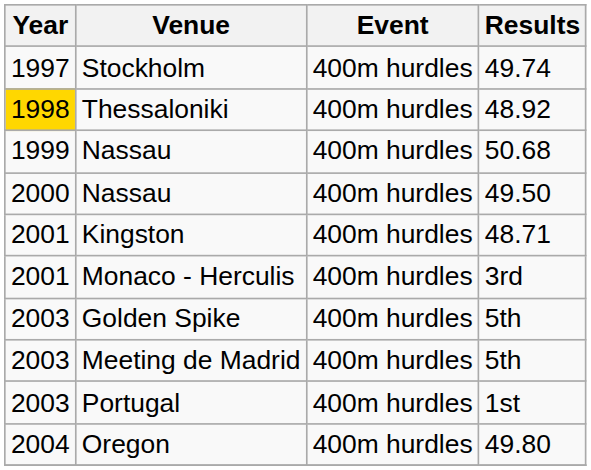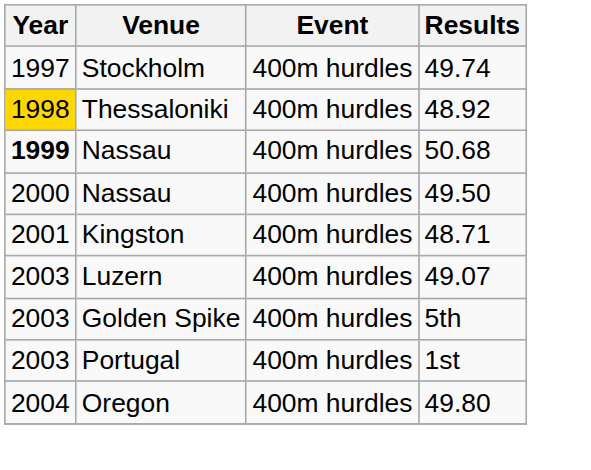(40, 151) normal -> (40, 151) bold
- row: (188, 276)
+ row: (122, 276)
- row: (191, 360)
